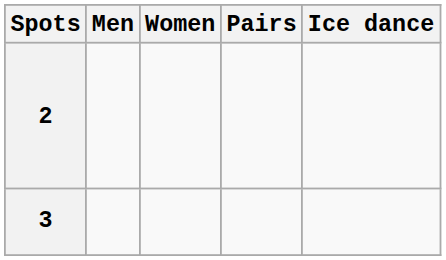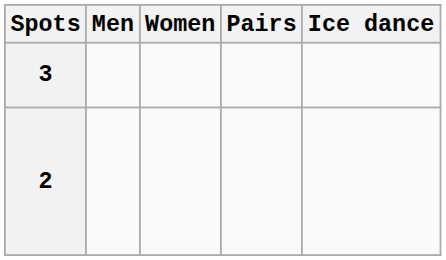rows swapped: (46, 222) <-> (46, 116)
